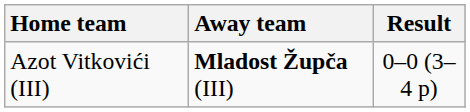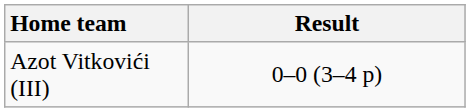- column: (250, 23)
